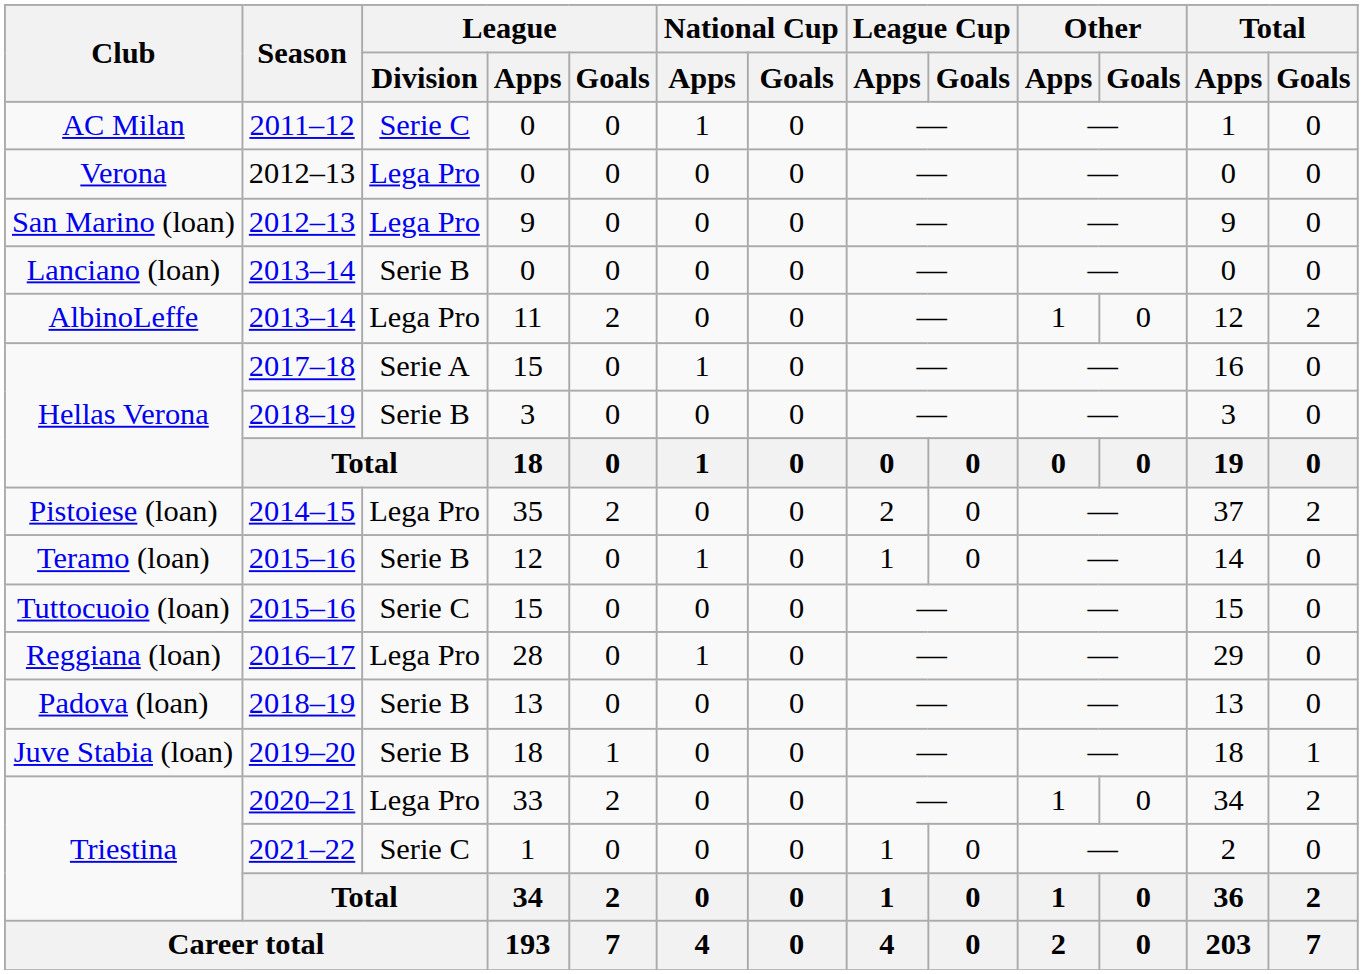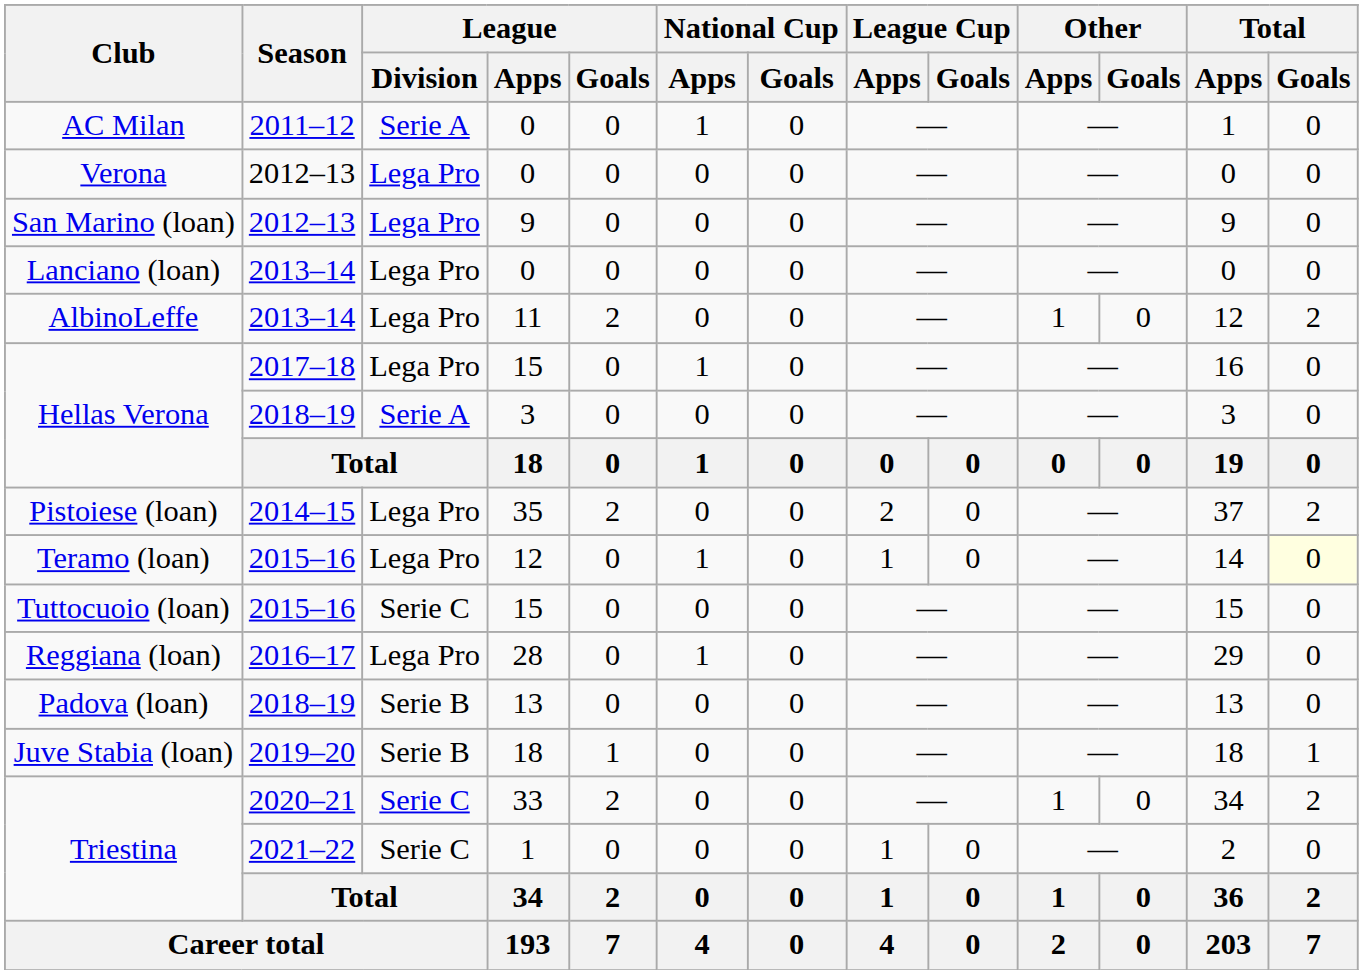(425, 125) Serie C -> (425, 125) Serie A
(425, 269) Serie B -> (425, 269) Lega Pro
(425, 366) Serie A -> (425, 366) Lega Pro
(425, 414) Serie B -> (425, 414) Serie A
(425, 558) Serie B -> (425, 558) Lega Pro
(1313, 558) no background -> (1313, 558) lightyellow background
(425, 800) Lega Pro -> (425, 800) Serie C
